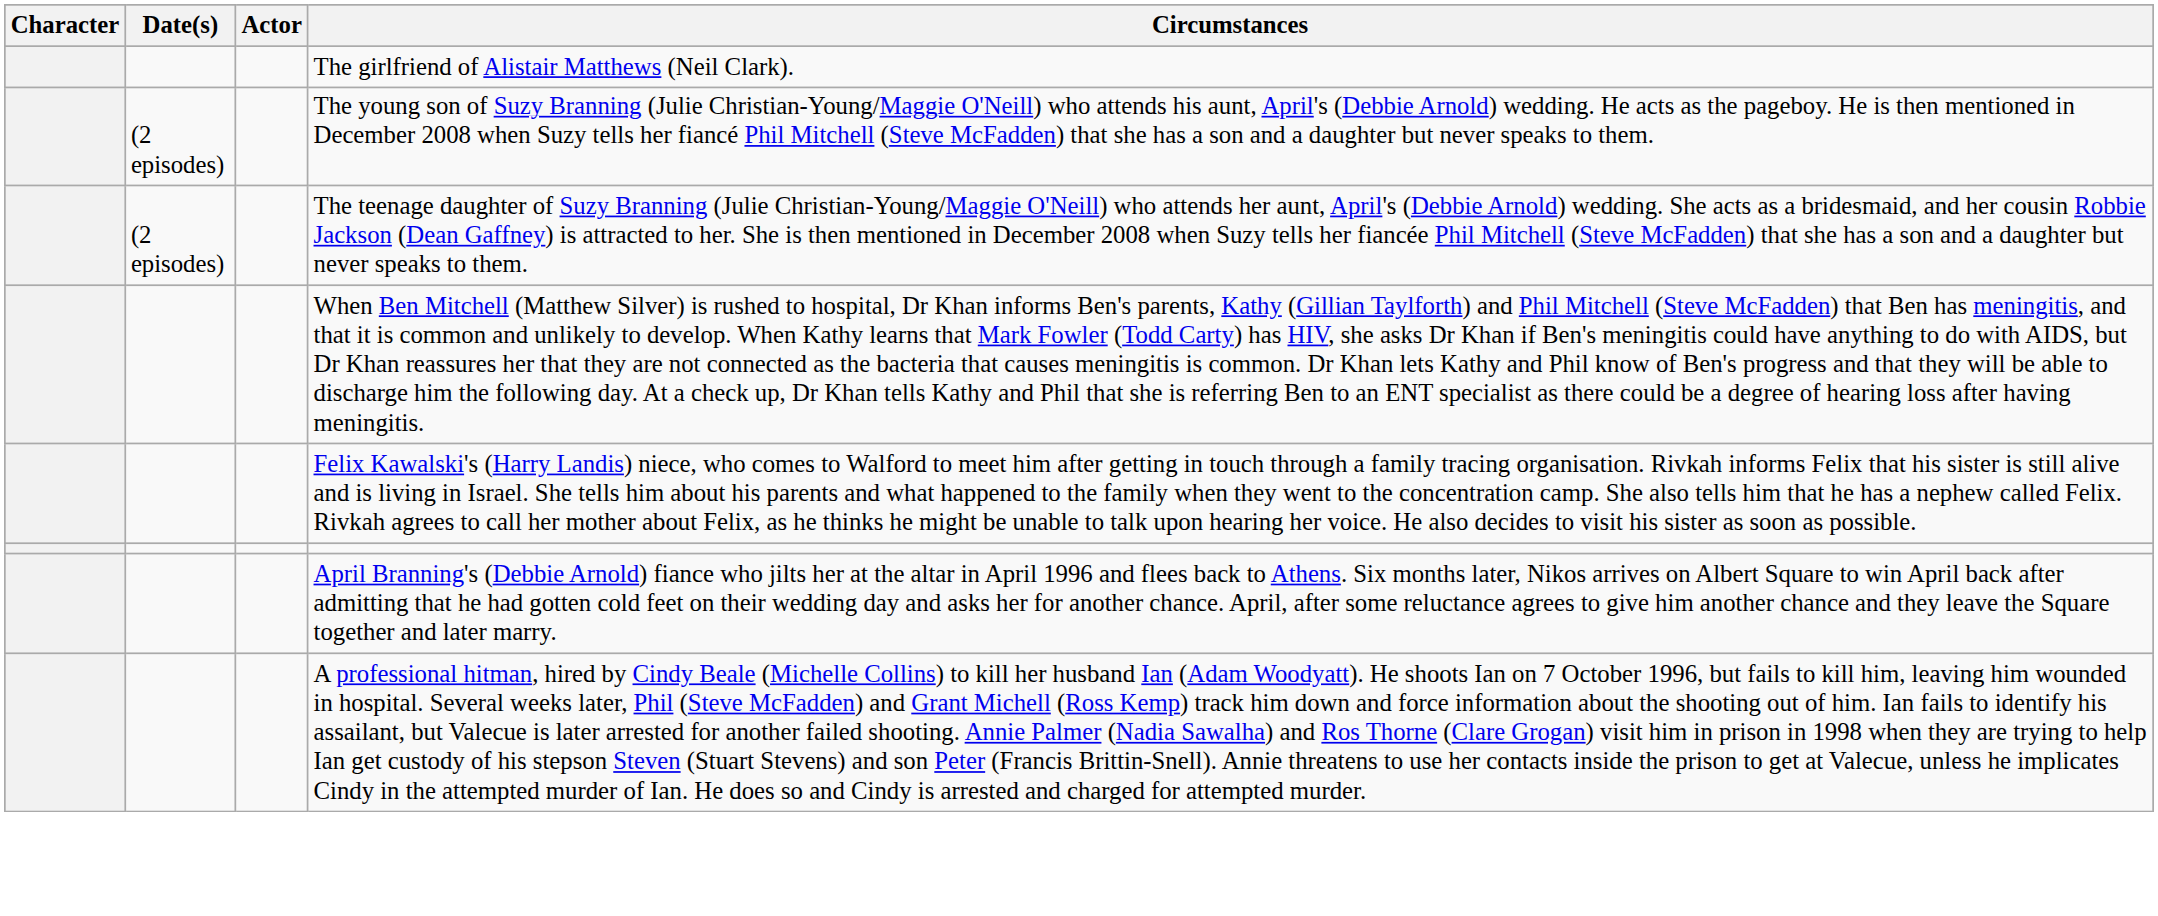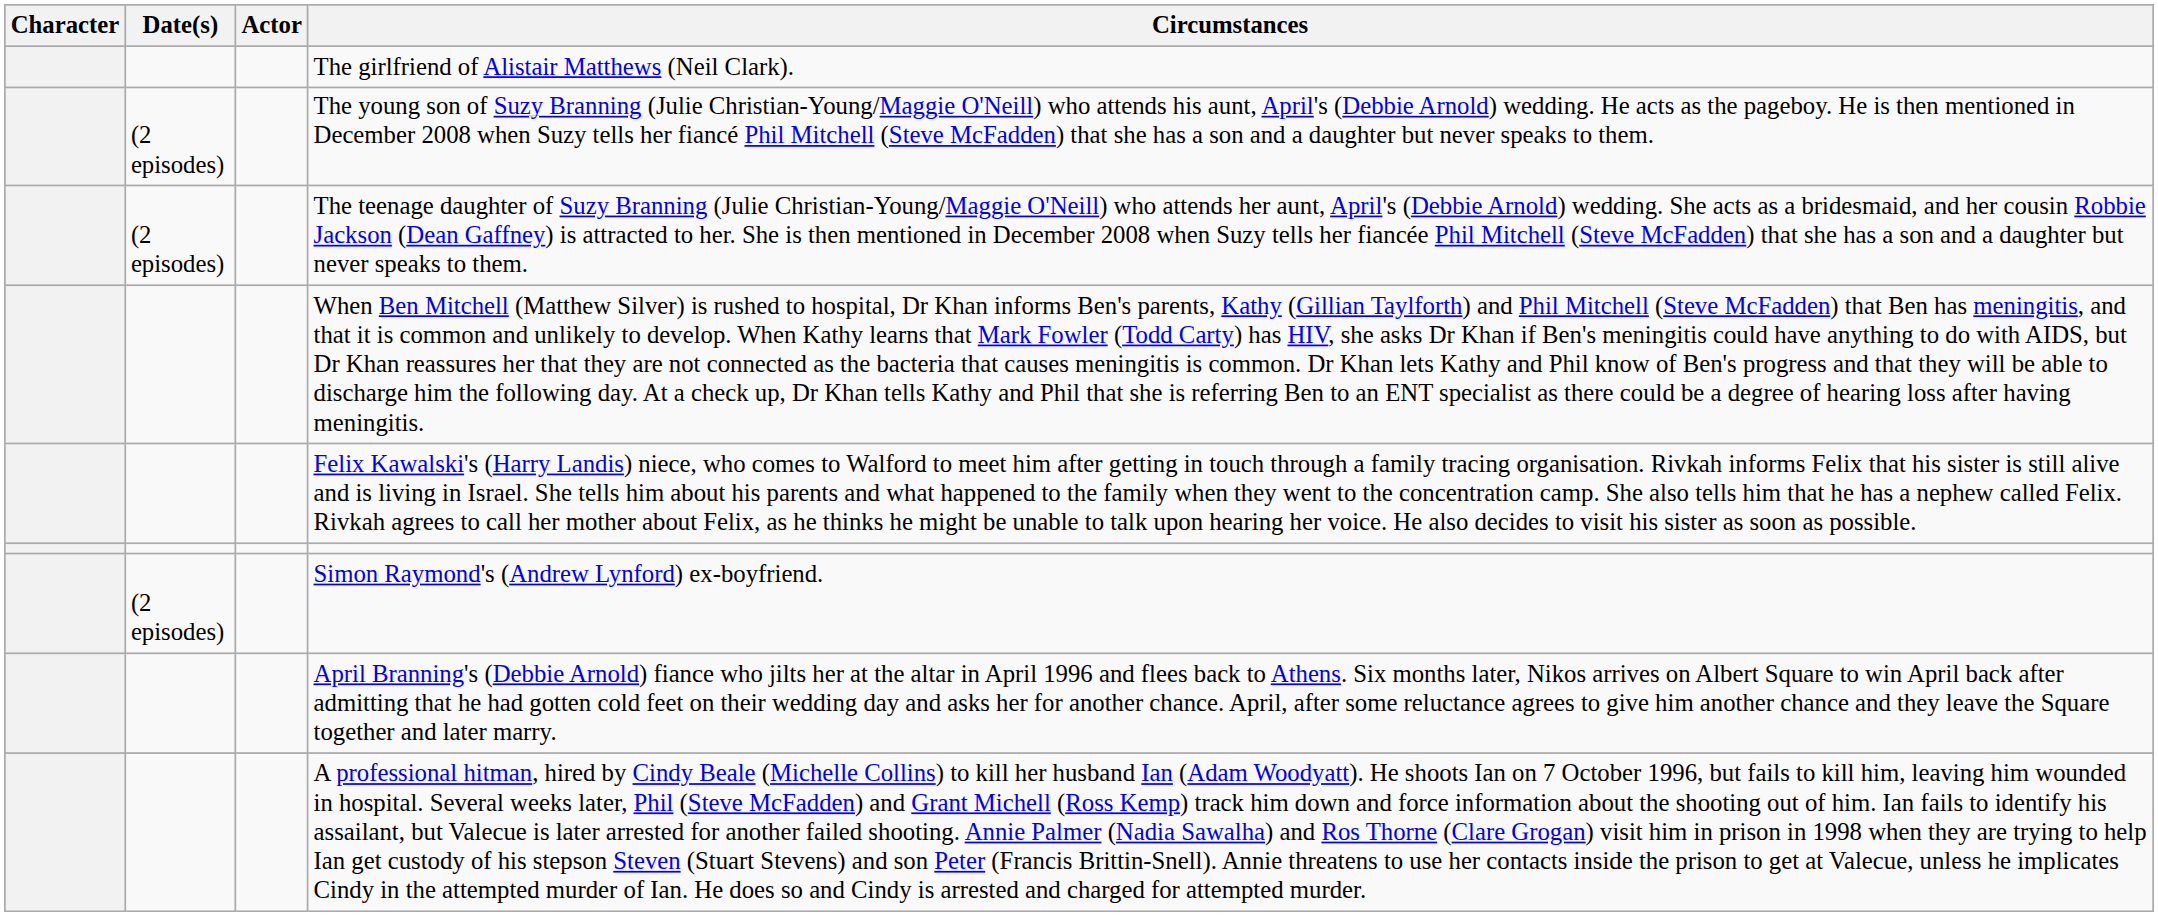+ row: (568, 574)
